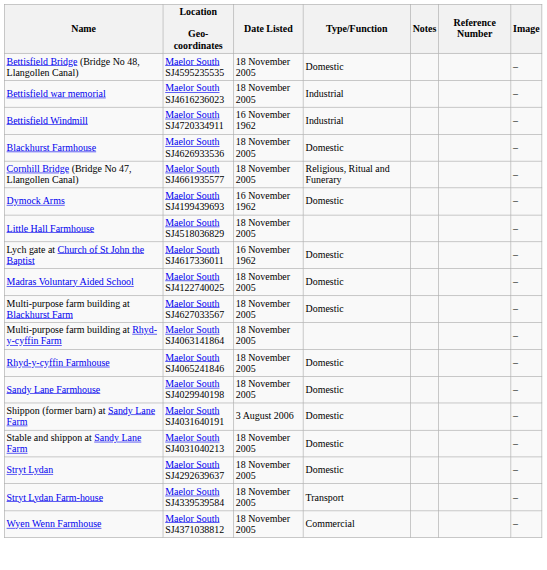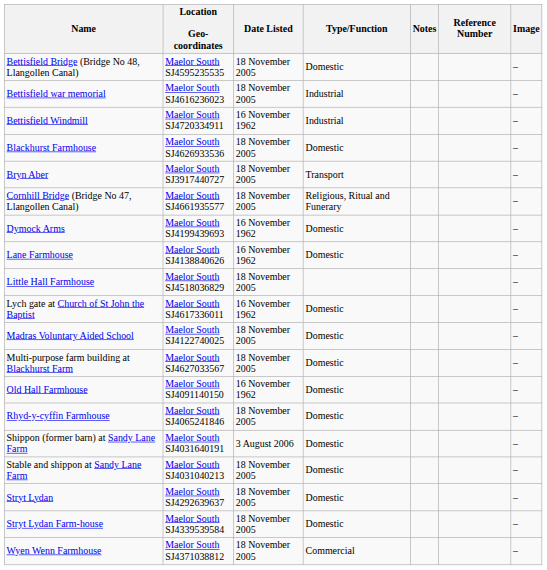+ row: (27, 174)
+ row: (40, 255)
- row: (82, 336)
+ row: (47, 389)
- row: (53, 389)
(325, 497) Transport -> (325, 524) Domestic
